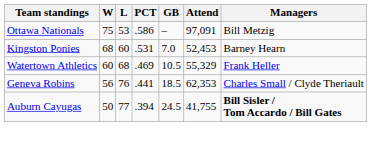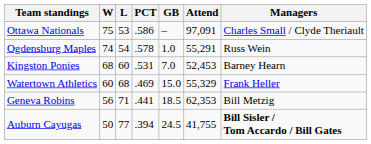(249, 30) Bill Metzig -> (294, 30) Charles Small / Clyde Theriault
+ row: (51, 48)
(171, 65) 10.5 -> (171, 83) 15.0
(124, 83) 76 -> (124, 100) 71
(294, 83) Charles Small / Clyde Theriault -> (249, 100) Bill Metzig
